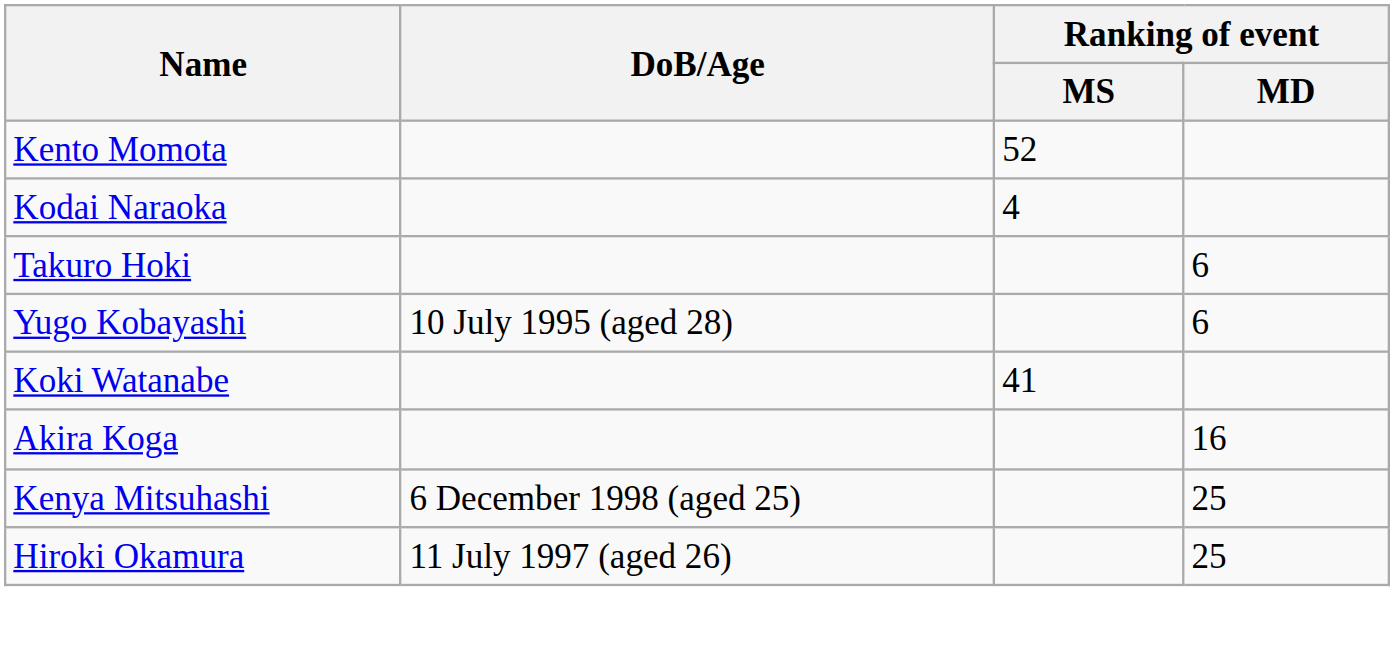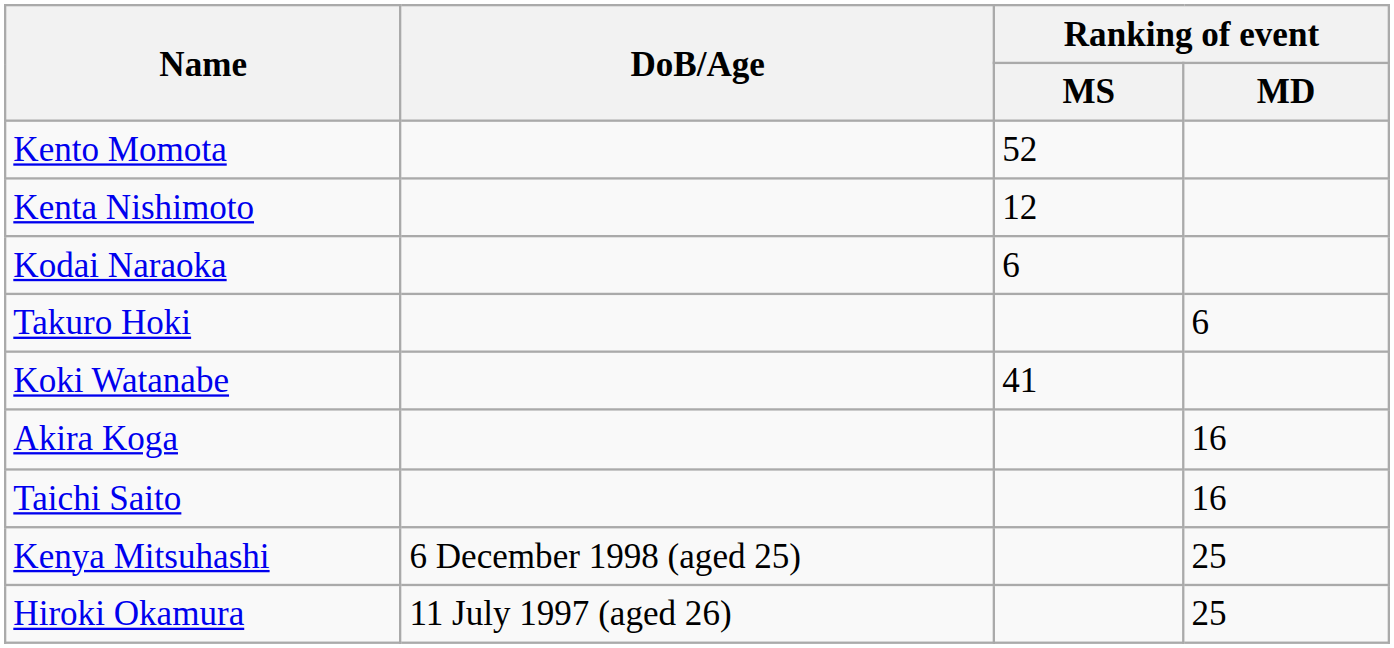+ row: (134, 207)
(1011, 207) 4 -> (1011, 265) 6
- row: (130, 323)
+ row: (97, 496)
